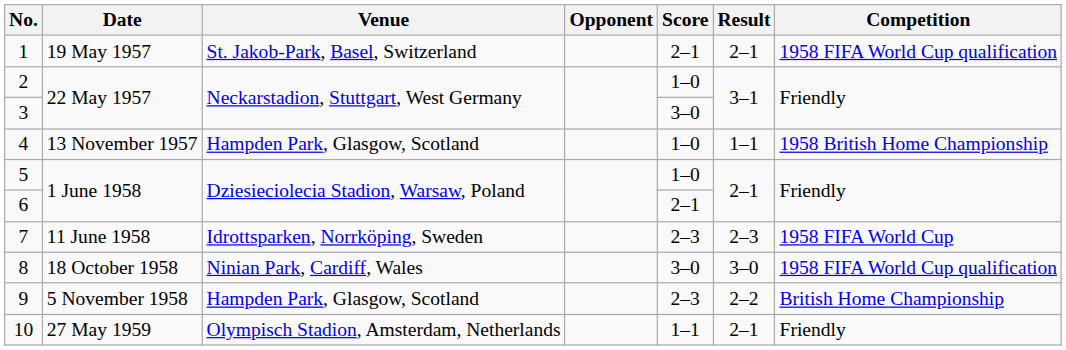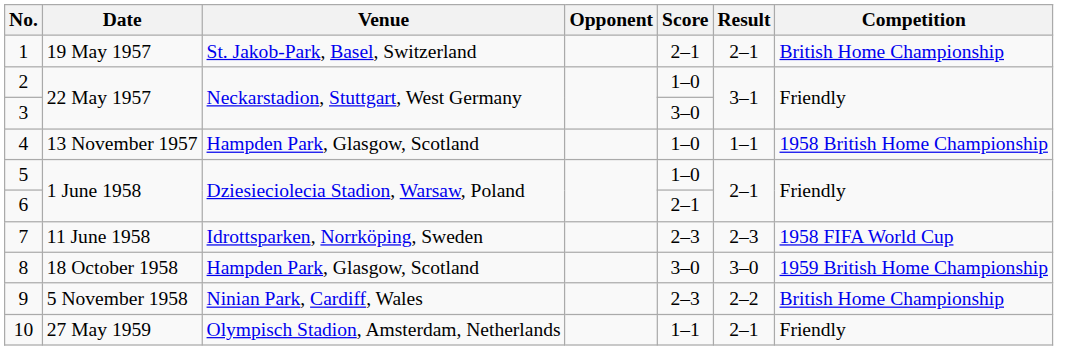(918, 50) 1958 FIFA World Cup qualification -> (892, 50) British Home Championship
(315, 267) Ninian Park, Cardiff, Wales -> (343, 267) Hampden Park, Glasgow, Scotland
(918, 267) 1958 FIFA World Cup qualification -> (914, 267) 1959 British Home Championship
(343, 298) Hampden Park, Glasgow, Scotland -> (315, 298) Ninian Park, Cardiff, Wales
